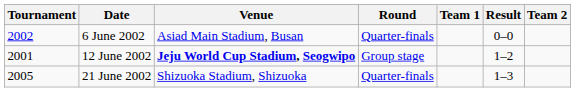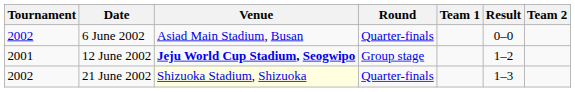(20, 76) 2005 -> (20, 76) 2002
(232, 76) no background -> (232, 76) lightyellow background
